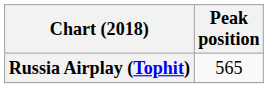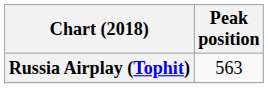(229, 67) 565 -> (229, 67) 563
